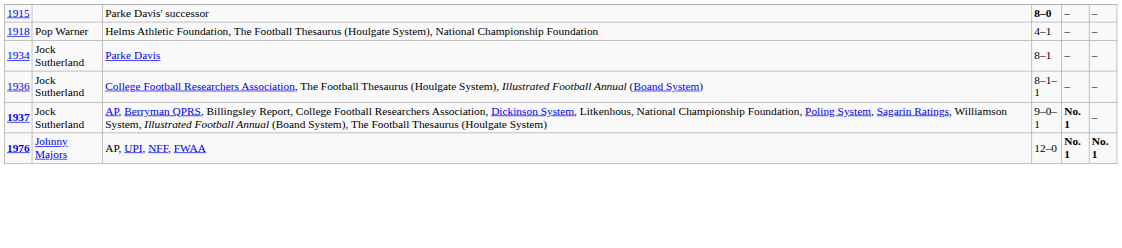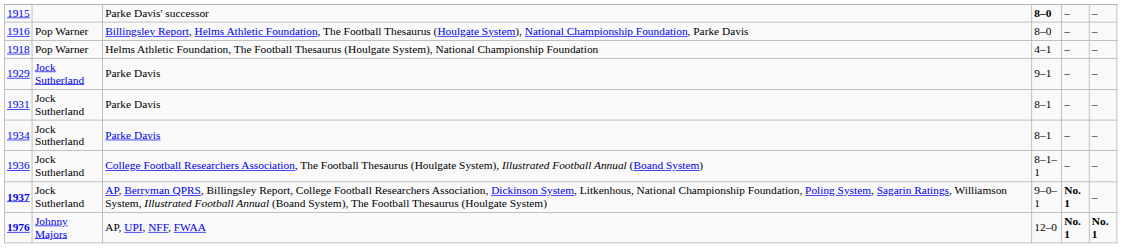+ row: (18, 31)
+ row: (18, 73)
+ row: (18, 104)
